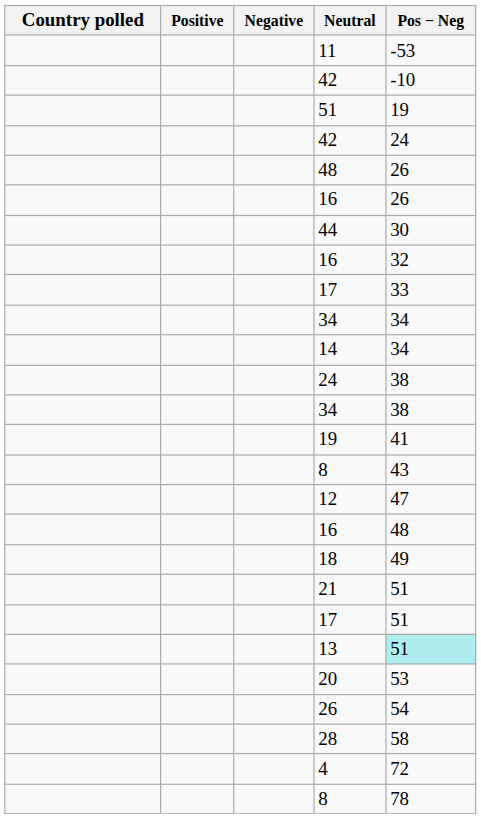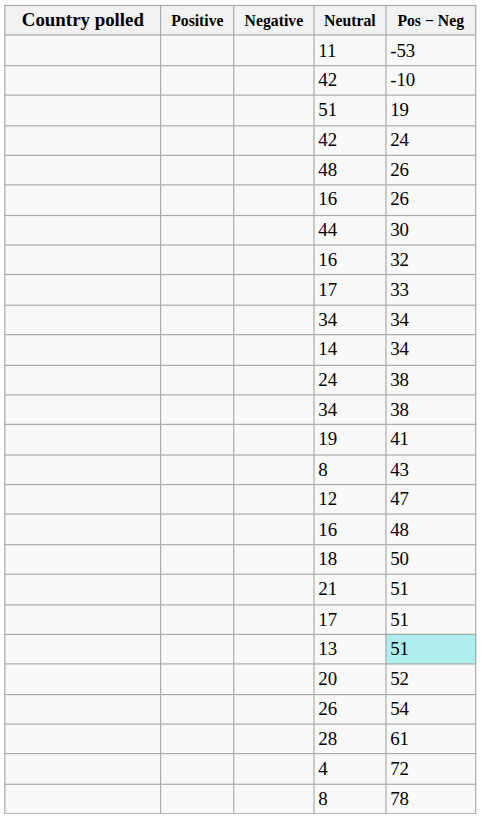(400, 559) 49 -> (400, 559) 50
(400, 679) 53 -> (400, 679) 52
(400, 738) 58 -> (400, 738) 61
